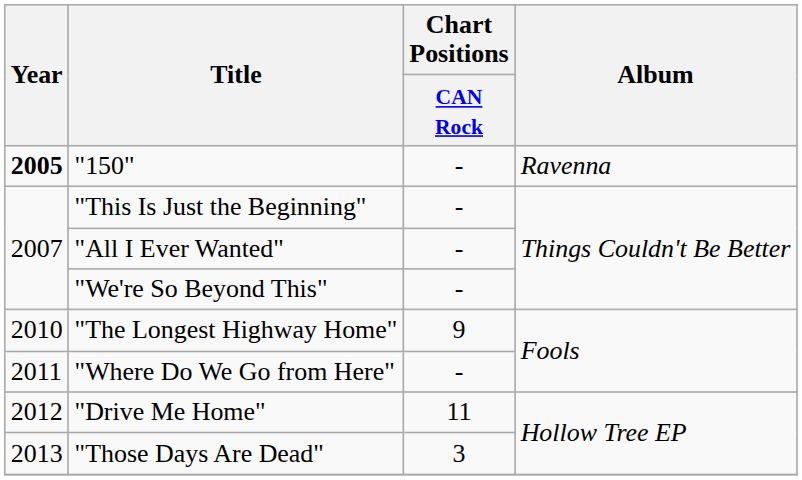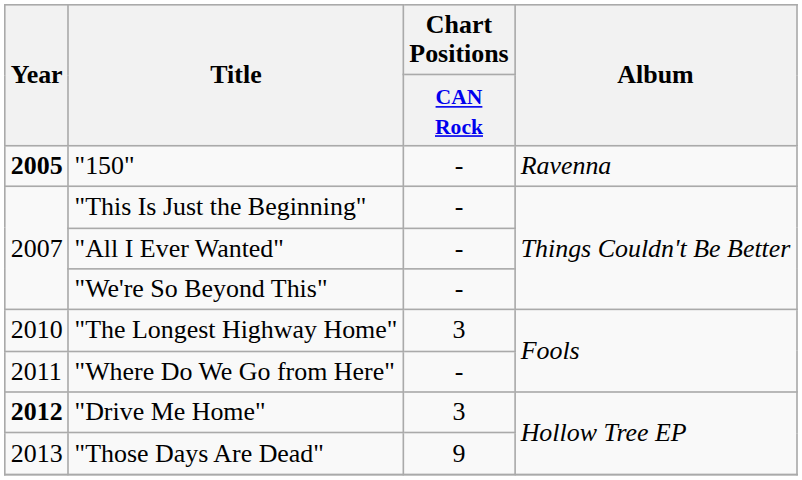(459, 330) 9 -> (459, 330) 3
(37, 412) normal -> (37, 412) bold
(459, 412) 11 -> (459, 412) 3
(459, 453) 3 -> (459, 453) 9
